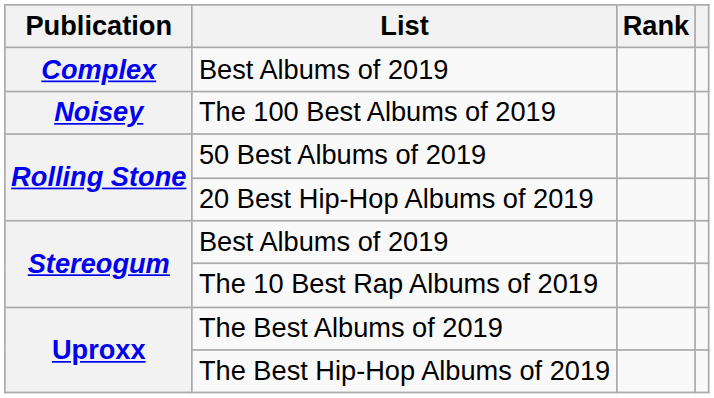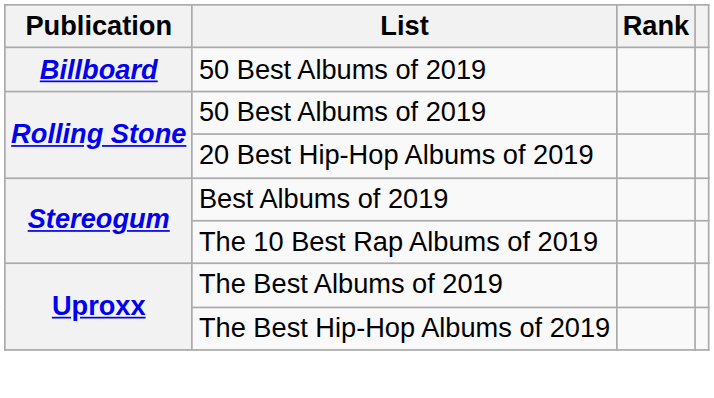+ row: (99, 69)
- row: (99, 69)
- row: (99, 112)
